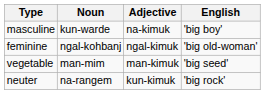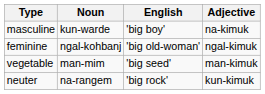columns swapped: (153, 13) <-> (221, 13)
